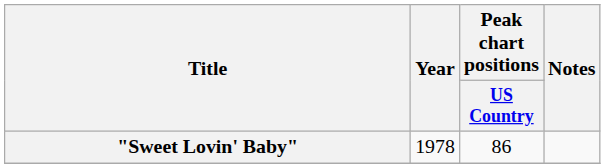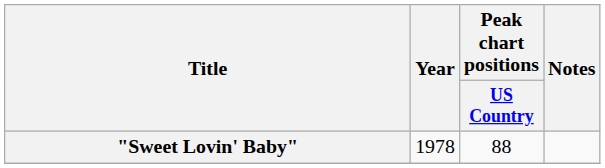(501, 146) 86 -> (501, 146) 88
